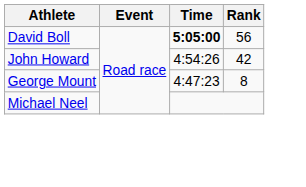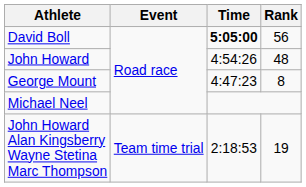(244, 59) 42 -> (281, 59) 48
+ row: (58, 148)
